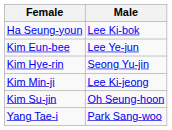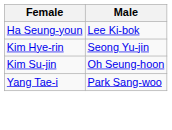- row: (38, 47)
- row: (31, 82)
